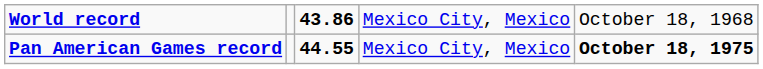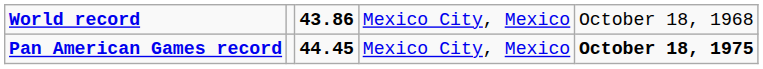(327, 49) 44.55 -> (327, 49) 44.45
